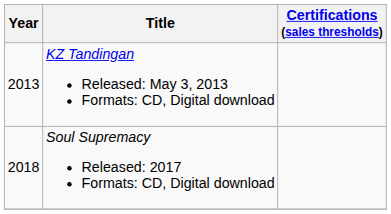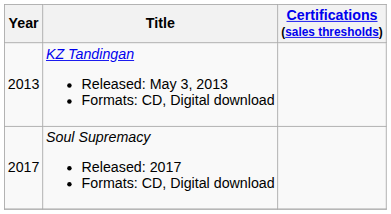(24, 167) 2018 -> (24, 167) 2017
